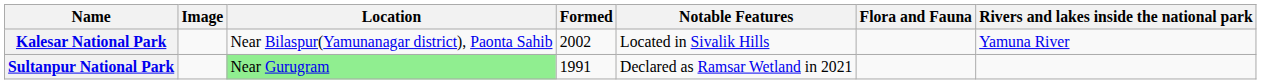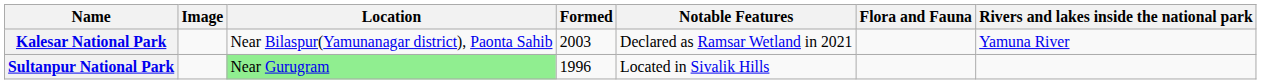(575, 41) 2002 -> (575, 41) 2003
(695, 41) Located in Sivalik Hills -> (736, 41) Declared as Ramsar Wetland in 2021
(575, 66) 1991 -> (575, 66) 1996
(736, 66) Declared as Ramsar Wetland in 2021 -> (695, 66) Located in Sivalik Hills
